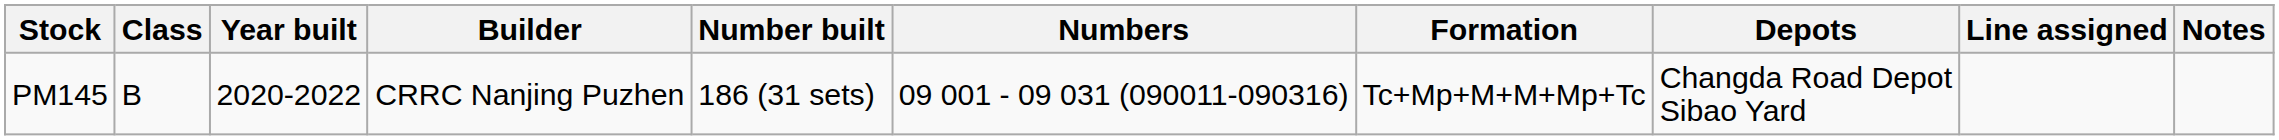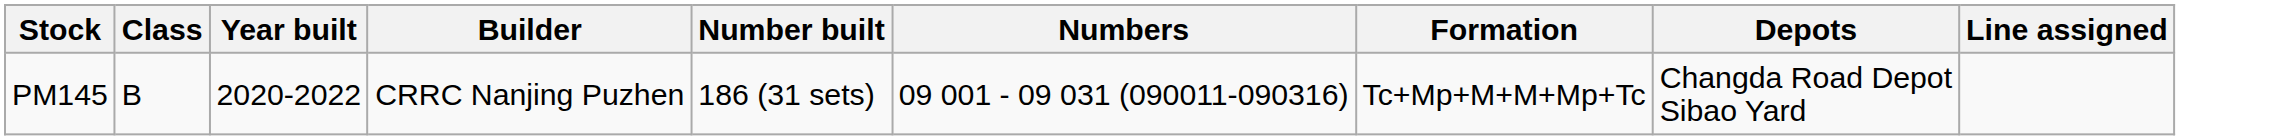- column: (2224, 29)
